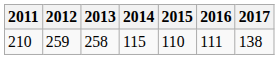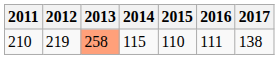(58, 41) 259 -> (58, 41) 219
(96, 41) no background -> (96, 41) lightsalmon background
